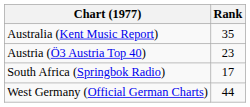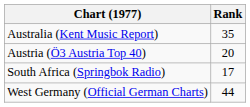(228, 53) 23 -> (228, 53) 20
